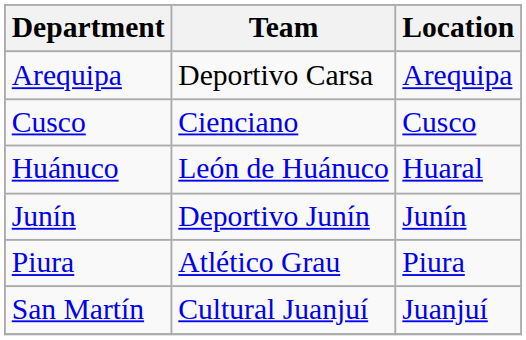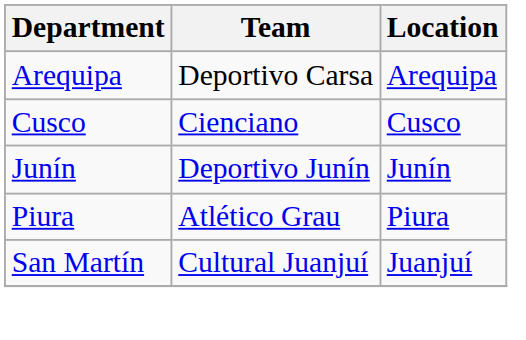- row: (65, 168)
